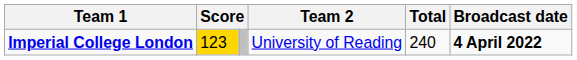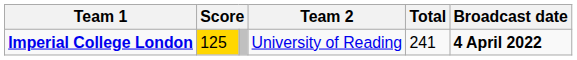(213, 42) 123 -> (213, 42) 125
(423, 42) 240 -> (423, 42) 241
